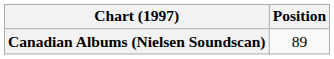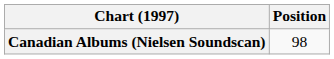(299, 41) 89 -> (299, 41) 98
